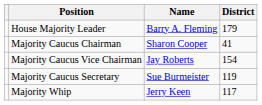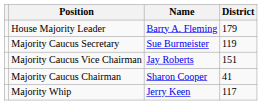rows swapped: (66, 44) <-> (65, 76)
(229, 60) 154 -> (229, 60) 151
